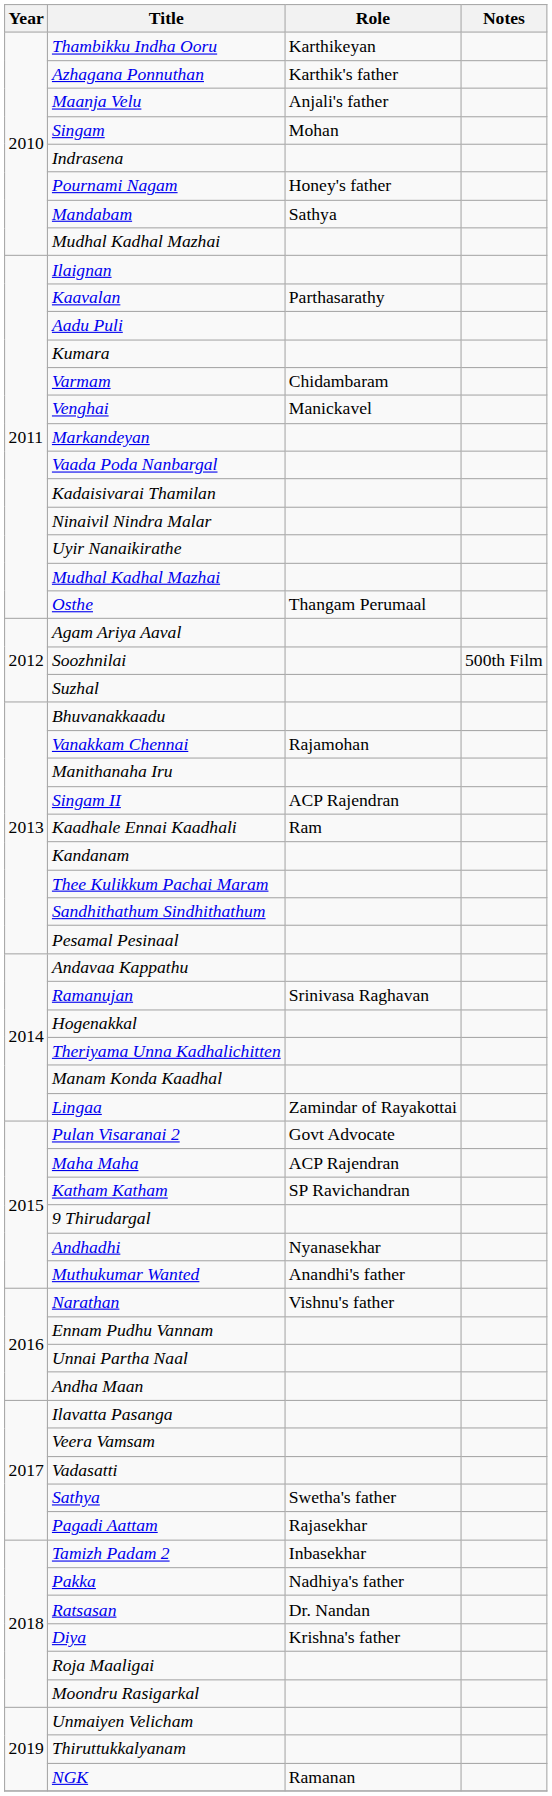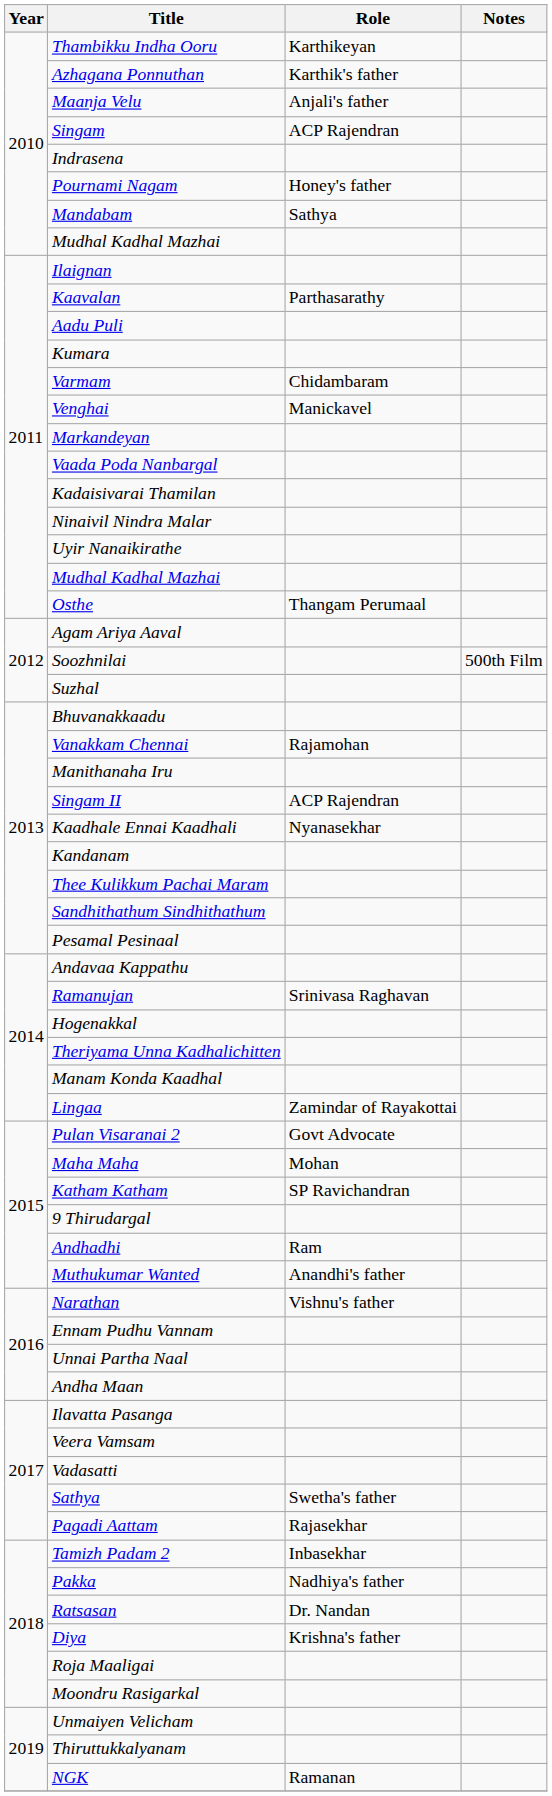(314, 130) Mohan -> (344, 130) ACP Rajendran
(305, 827) Ram -> (335, 827) Nyanasekhar
(344, 1162) ACP Rajendran -> (314, 1162) Mohan
(335, 1246) Nyanasekhar -> (305, 1246) Ram
